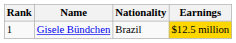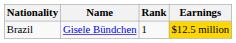columns swapped: (19, 13) <-> (141, 13)
